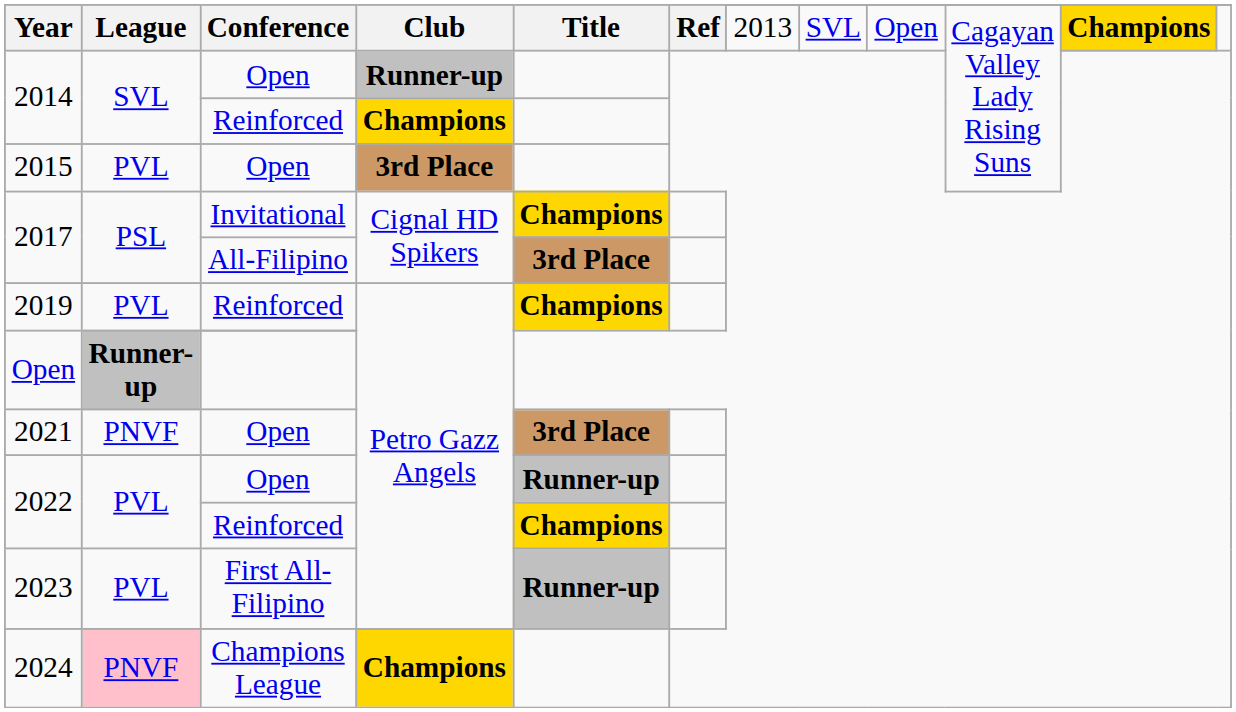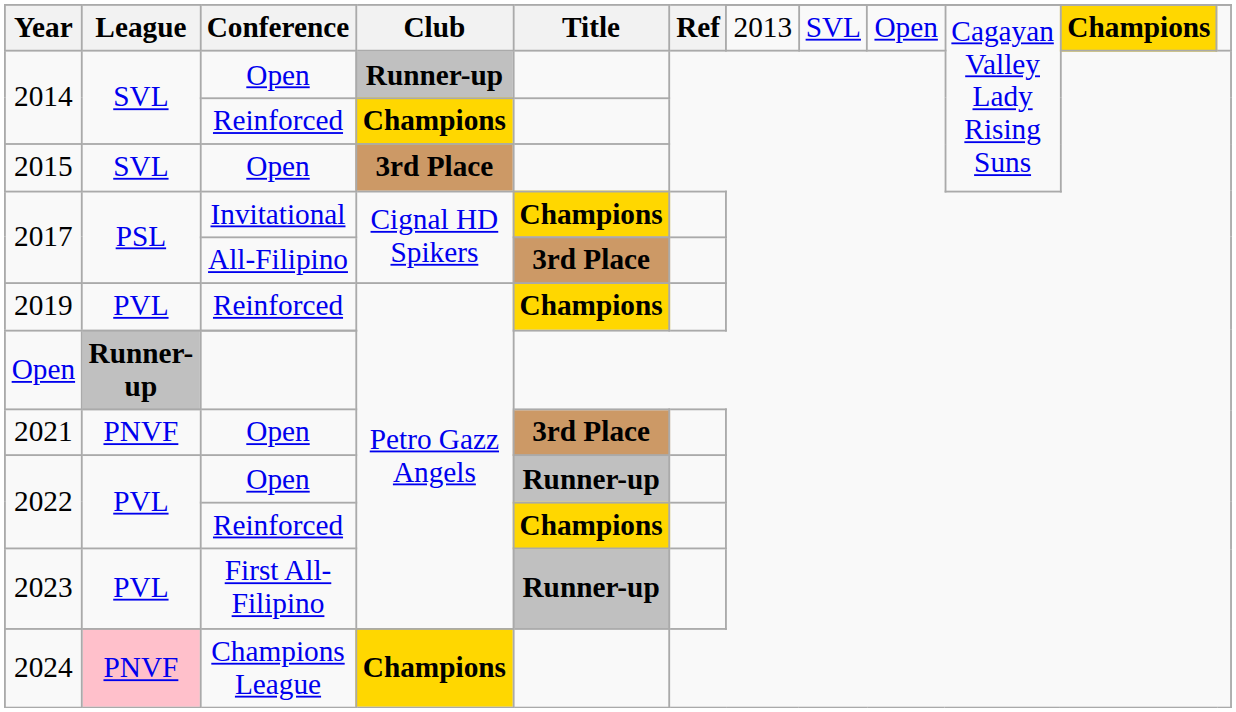(141, 167) PVL -> (141, 167) SVL
